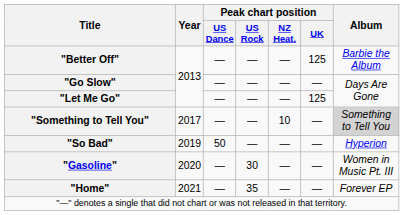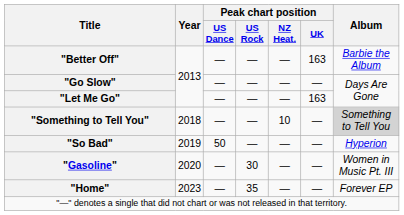(317, 60) 125 -> (317, 60) 163
(317, 99) 125 -> (317, 99) 163
(189, 121) 2017 -> (189, 121) 2018
(189, 188) 2021 -> (189, 188) 2023
